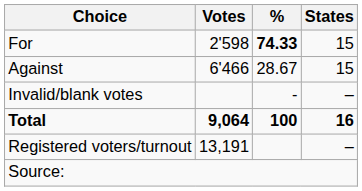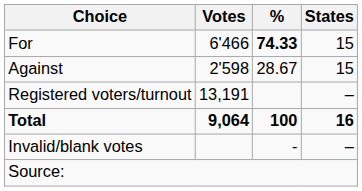(229, 43) 2'598 -> (229, 43) 6'466
(229, 69) 6'466 -> (229, 69) 2'598
rows swapped: (75, 95) <-> (100, 146)
